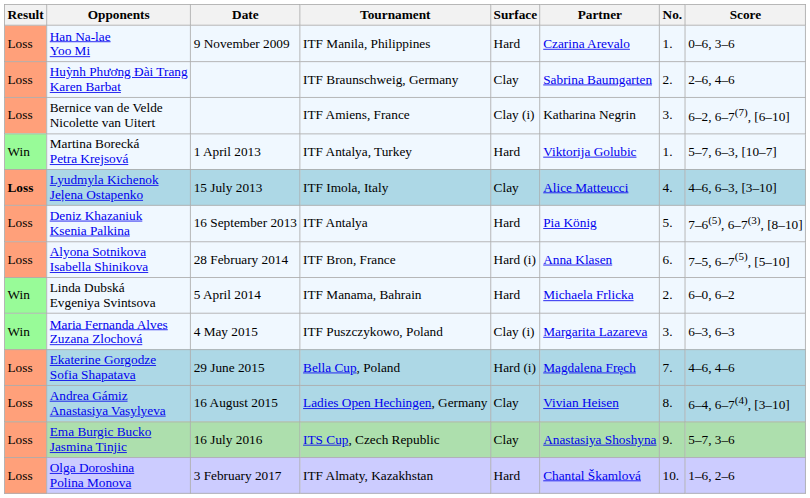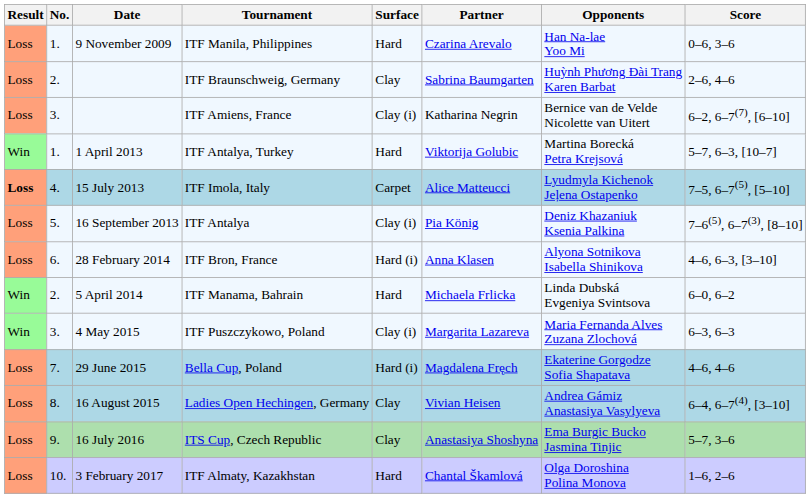columns swapped: (672, 15) <-> (119, 15)
(506, 187) Clay -> (393, 187) Carpet
(733, 187) 4–6, 6–3, [3–10] -> (739, 187) 7–5, 6–7(5), [5–10]
(507, 223) Hard -> (396, 223) Clay (i)
(739, 259) 7–5, 6–7(5), [5–10] -> (733, 259) 4–6, 6–3, [3–10]
